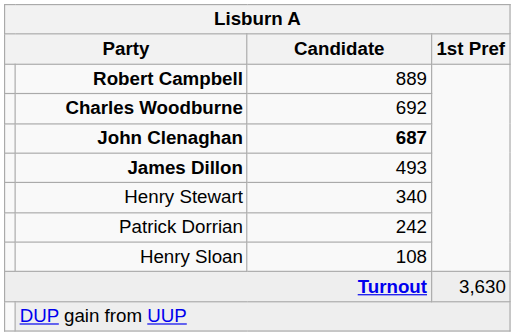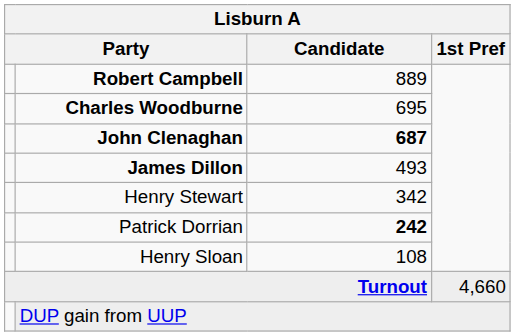(411, 108) 692 -> (411, 108) 695
(411, 197) 340 -> (411, 197) 342
(411, 227) normal -> (411, 227) bold
(482, 286) 3,630 -> (482, 286) 4,660
